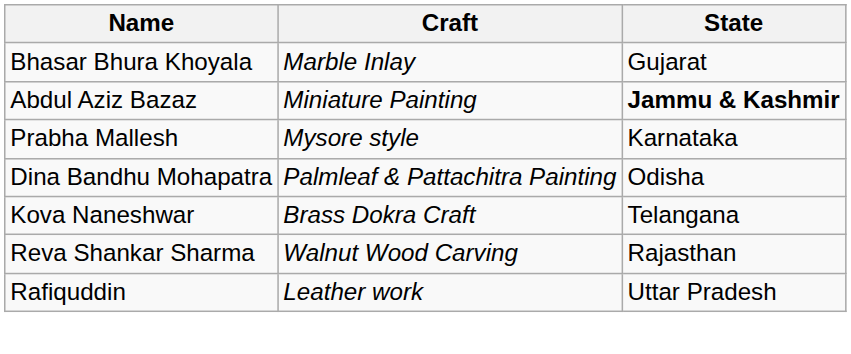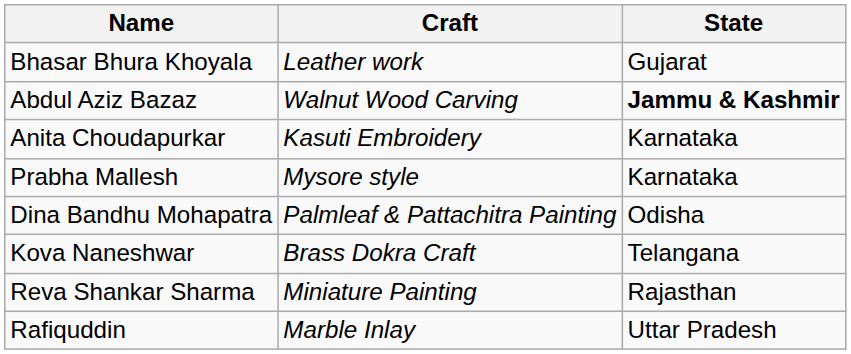(349, 61) Marble Inlay -> (353, 61) Leather work
(380, 100) Miniature Painting -> (401, 100) Walnut Wood Carving
+ row: (118, 138)
(401, 253) Walnut Wood Carving -> (380, 291) Miniature Painting
(353, 291) Leather work -> (349, 330) Marble Inlay
